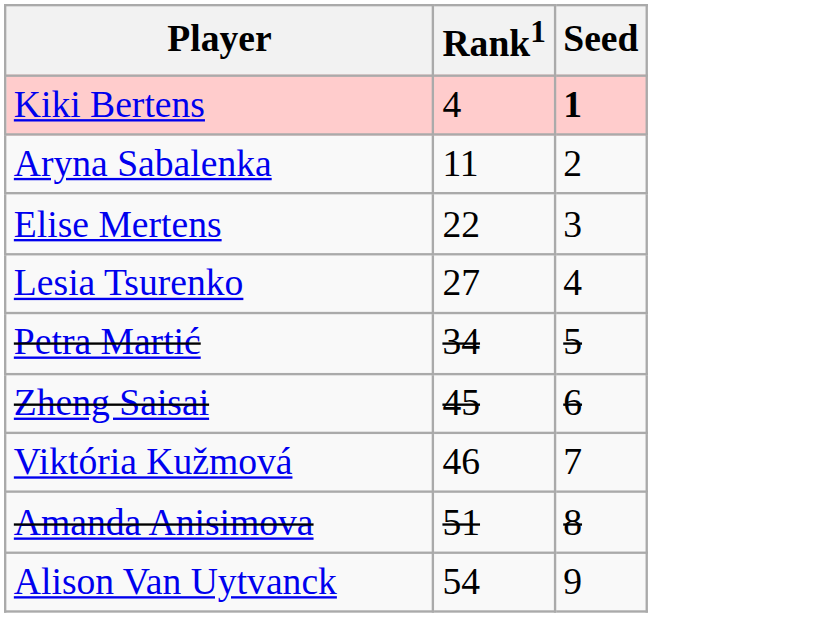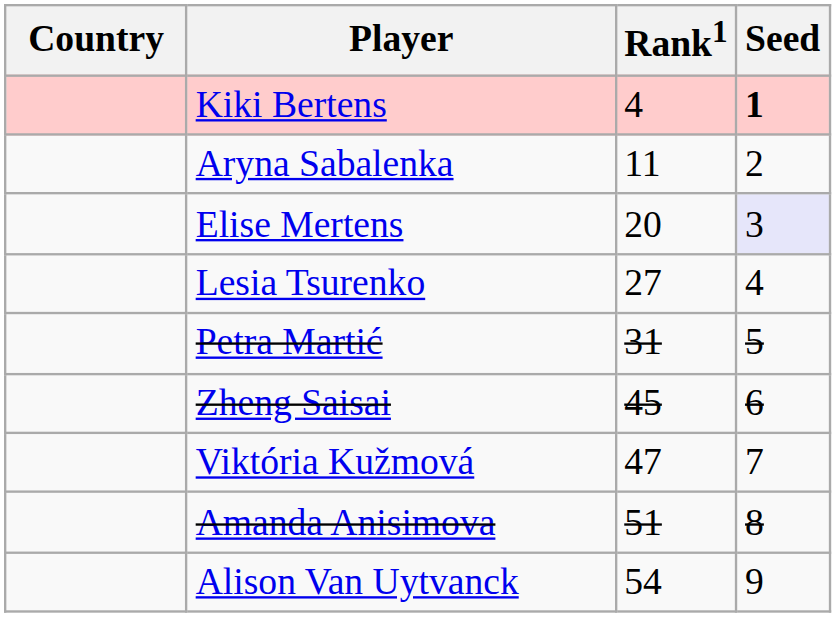+ column: (96, 39)
(461, 223) 22 -> (643, 223) 20
(573, 223) no background -> (754, 223) lavender background
(461, 342) 34 -> (643, 342) 31
(461, 461) 46 -> (643, 461) 47
